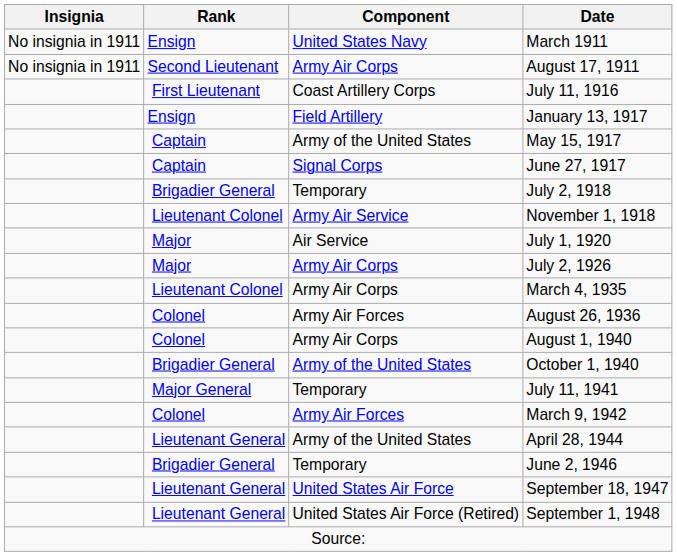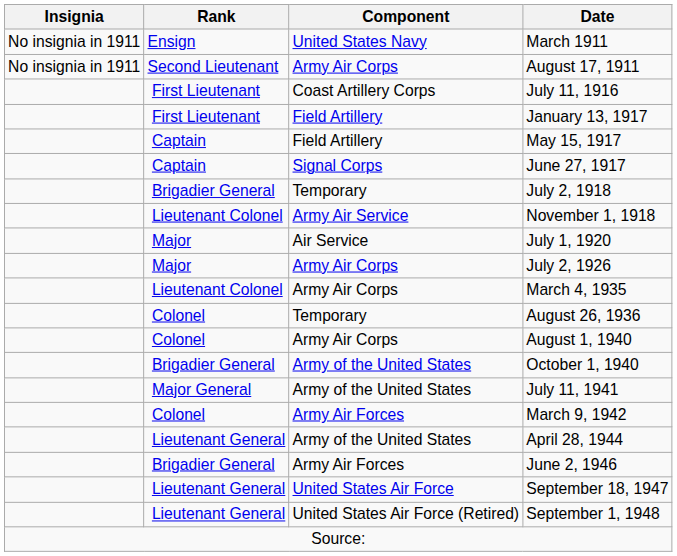(172, 116) Ensign -> (204, 116) First Lieutenant
(382, 141) Army of the United States -> (337, 141) Field Artillery
(348, 315) Army Air Forces -> (330, 315) Temporary
(330, 389) Temporary -> (382, 389) Army of the United States
(330, 464) Temporary -> (348, 464) Army Air Forces
